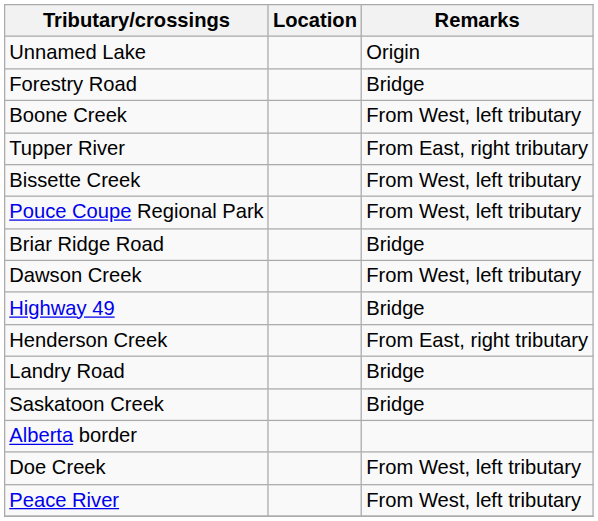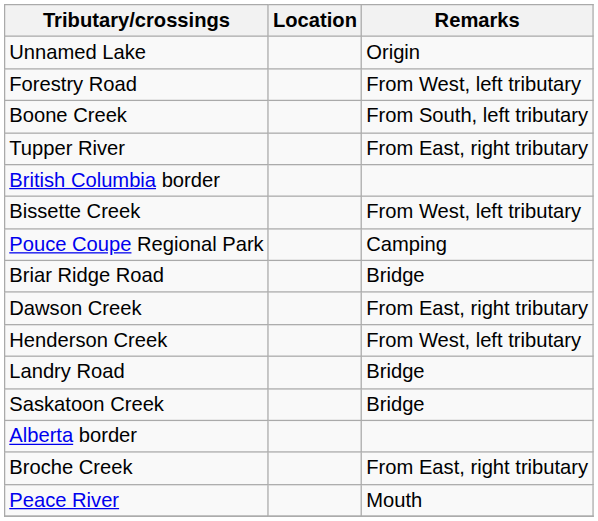(395, 84) Bridge -> (474, 84) From West, left tributary
(474, 116) From West, left tributary -> (477, 116) From South, left tributary
+ row: (115, 180)
(474, 212) From West, left tributary -> (407, 244) Camping
(474, 276) From West, left tributary -> (477, 308) From East, right tributary
- row: (62, 308)
(477, 340) From East, right tributary -> (474, 340) From West, left tributary
- row: (57, 468)
+ row: (71, 468)
(474, 500) From West, left tributary -> (394, 500) Mouth
